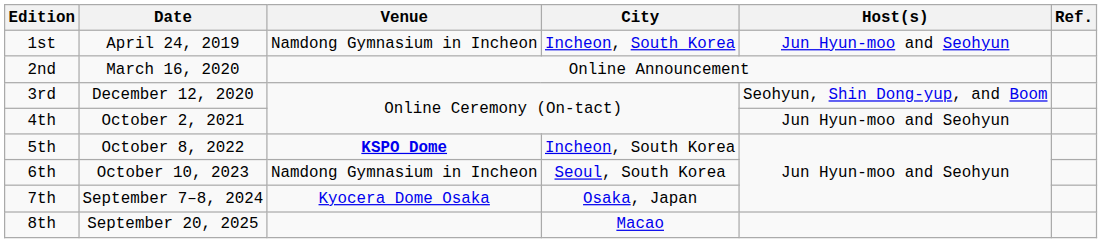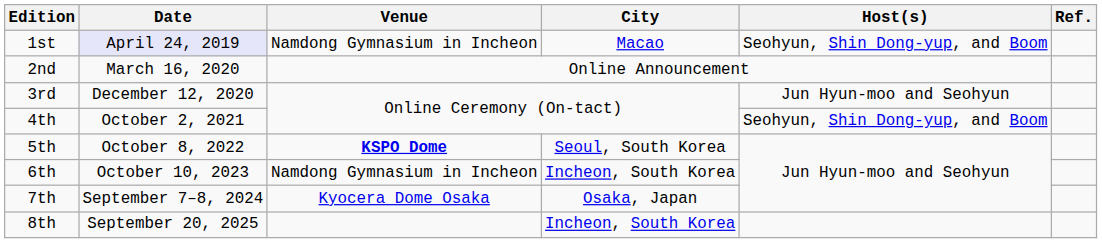(173, 43) no background -> (173, 43) lavender background
(640, 43) Incheon, South Korea -> (640, 43) Macao
(895, 43) Jun Hyun-moo and Seohyun -> (895, 43) Seohyun, Shin Dong-yup, and Boom
(895, 95) Seohyun, Shin Dong-yup, and Boom -> (895, 95) Jun Hyun-moo and Seohyun
(895, 121) Jun Hyun-moo and Seohyun -> (895, 121) Seohyun, Shin Dong-yup, and Boom
(640, 147) Incheon, South Korea -> (640, 147) Seoul, South Korea
(640, 173) Seoul, South Korea -> (640, 173) Incheon, South Korea
(640, 224) Macao -> (640, 224) Incheon, South Korea
